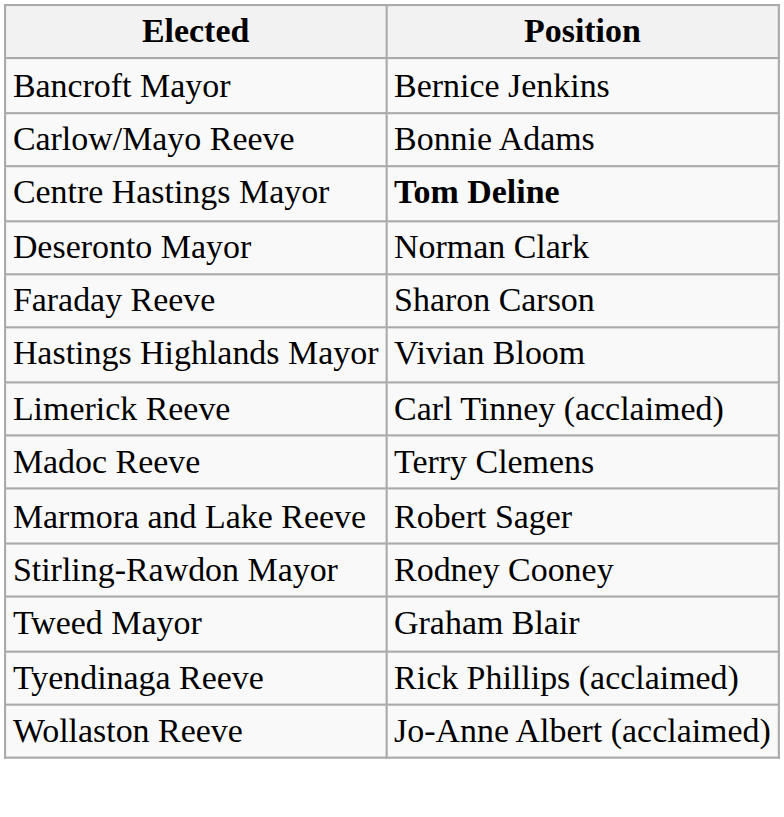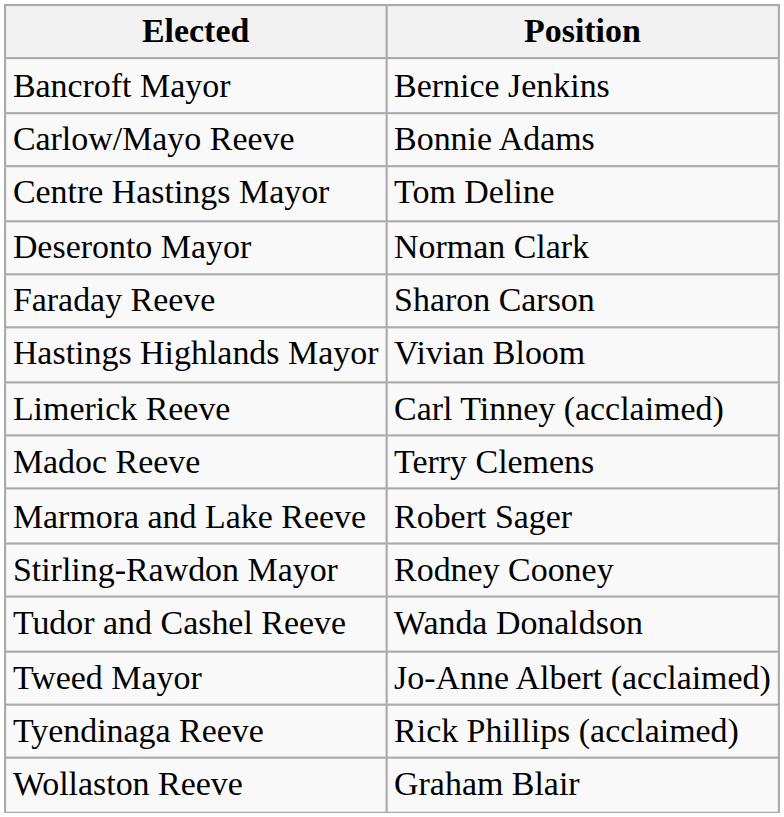(477, 192) bold -> (474, 192) normal
+ row: (179, 623)
(487, 623) Graham Blair -> (582, 676) Jo-Anne Albert (acclaimed)
(582, 730) Jo-Anne Albert (acclaimed) -> (487, 784) Graham Blair
